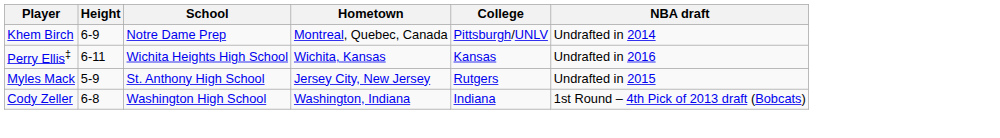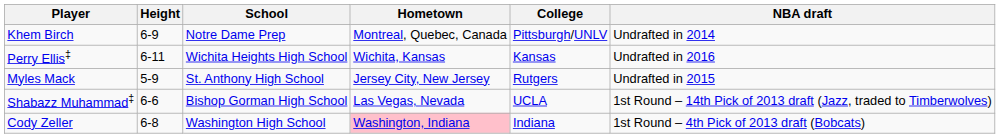+ row: (71, 101)
(352, 99) no background -> (411, 123) pink background
